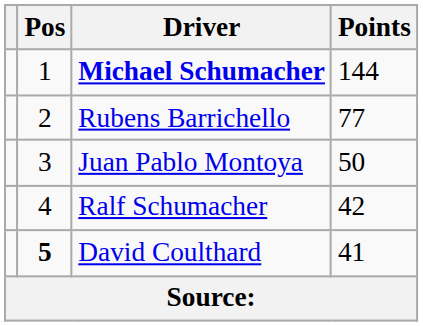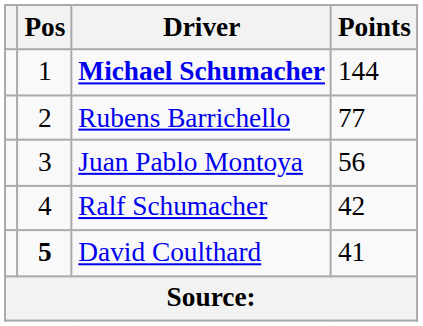(352, 161) 50 -> (352, 161) 56
